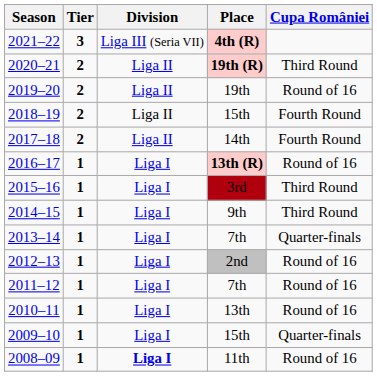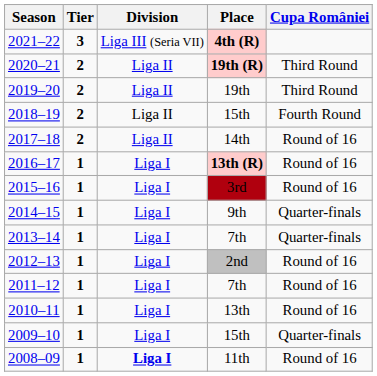(320, 90) Round of 16 -> (320, 90) Third Round
(320, 139) Fourth Round -> (320, 139) Round of 16
(320, 188) Third Round -> (320, 188) Round of 16
(320, 212) Third Round -> (320, 212) Quarter-finals
